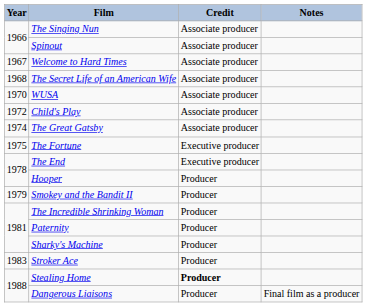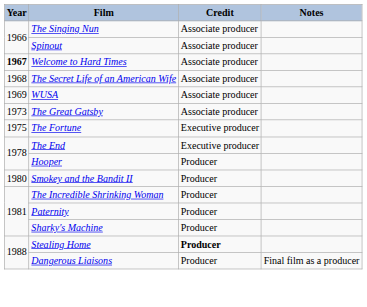(17, 62) normal -> (17, 62) bold
(17, 95) 1970 -> (17, 95) 1969
- row: (56, 112)
(17, 128) 1974 -> (17, 112) 1973
(17, 194) 1979 -> (17, 178) 1980
- row: (55, 261)
